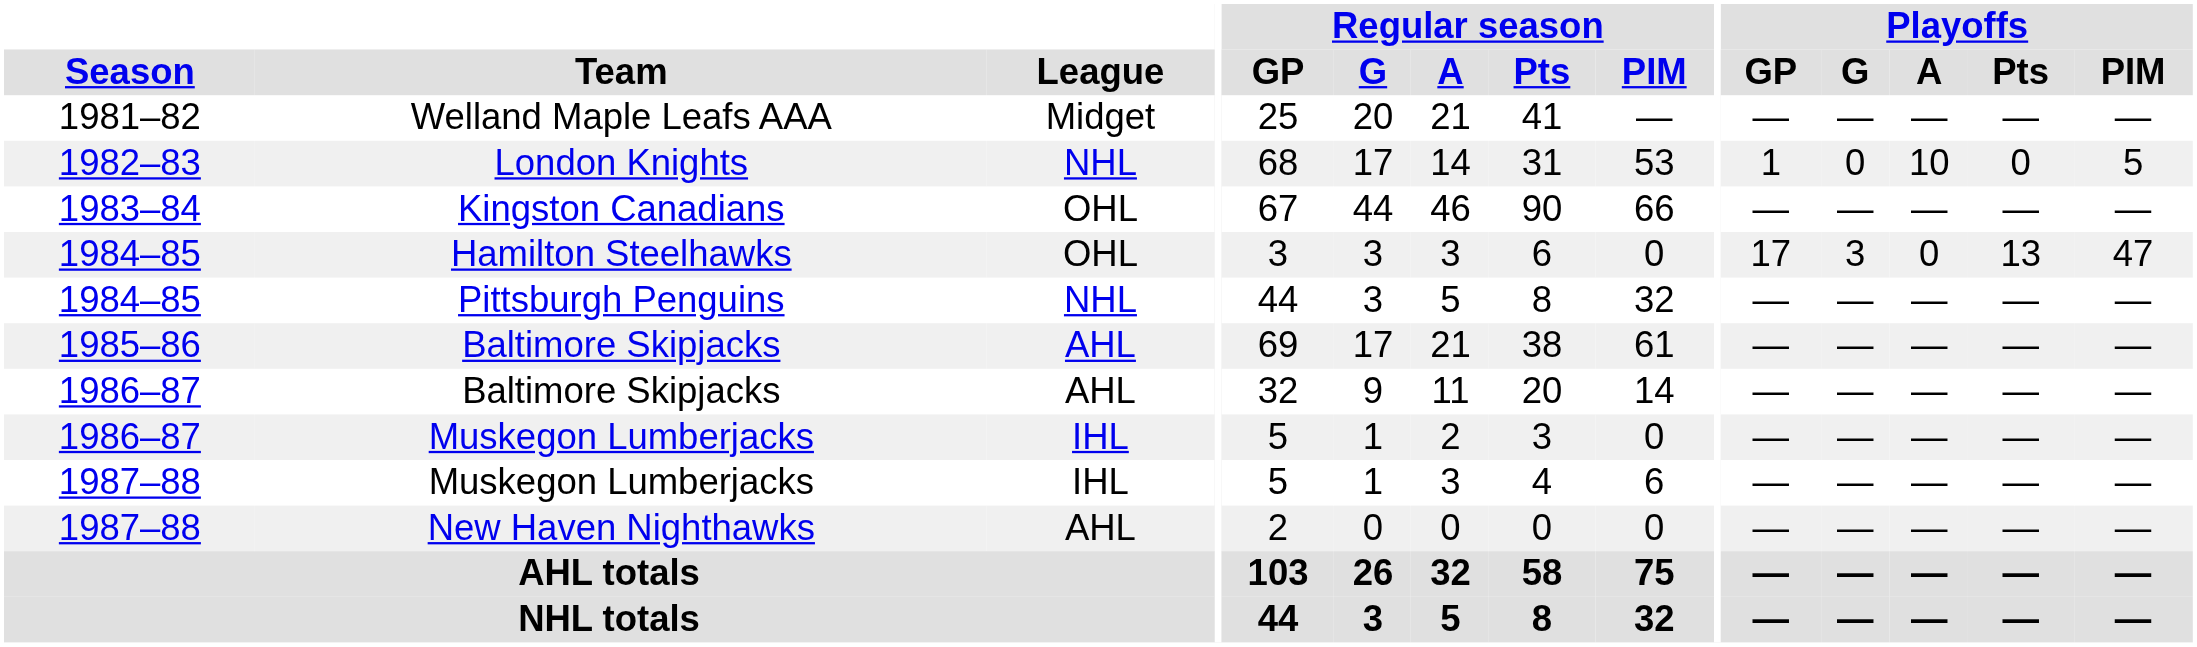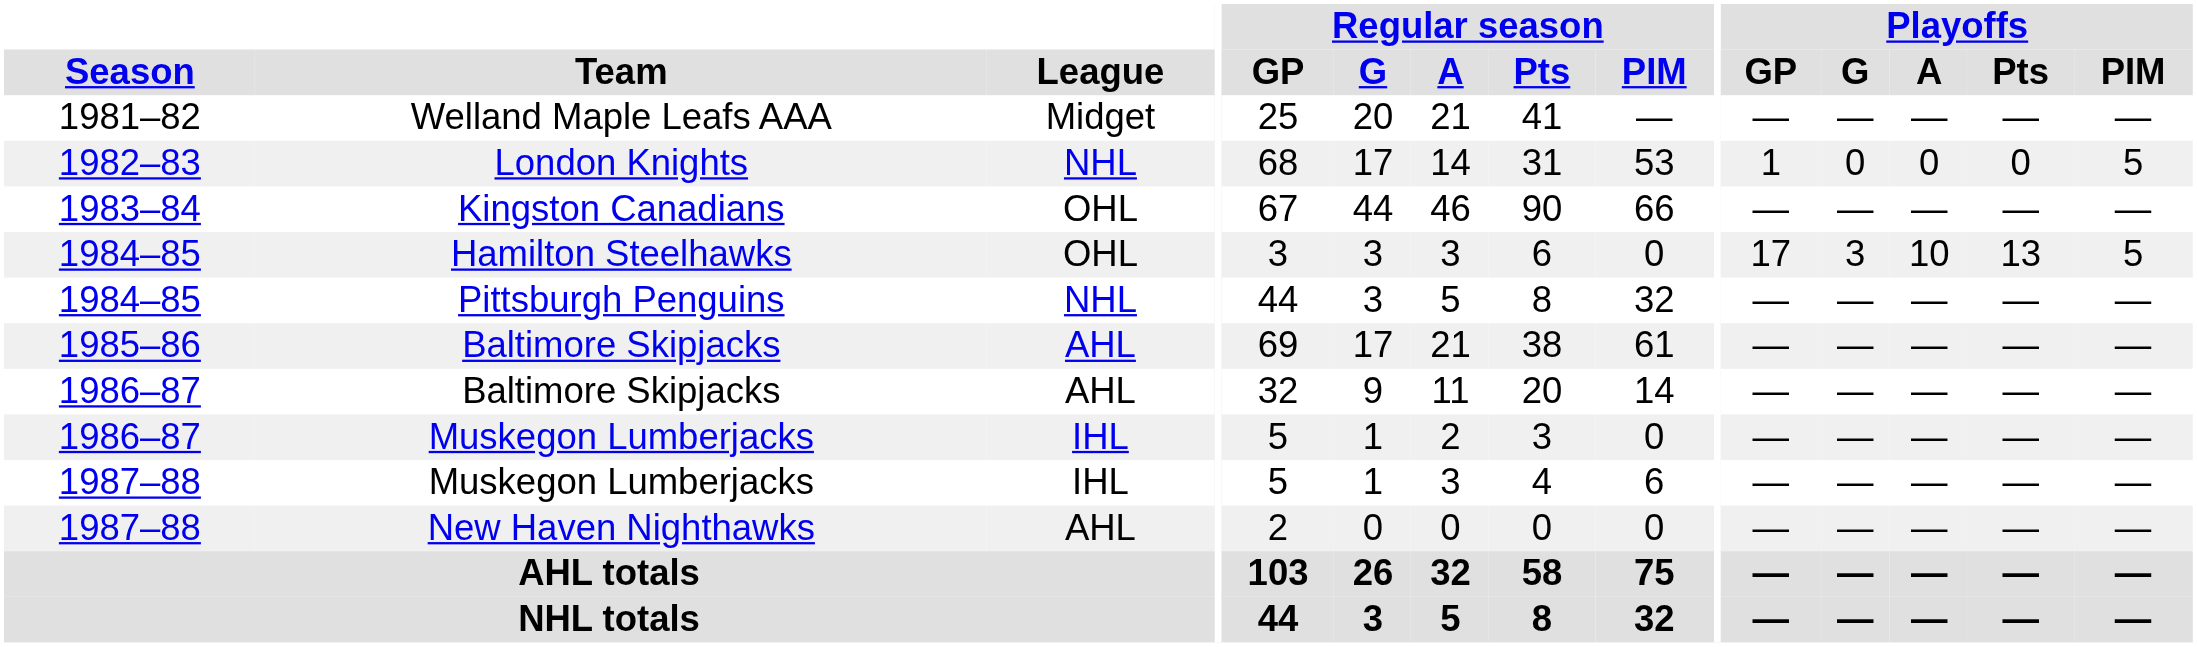(1929, 162) 10 -> (1929, 162) 0
(1929, 254) 0 -> (1929, 254) 10
(2133, 254) 47 -> (2133, 254) 5
